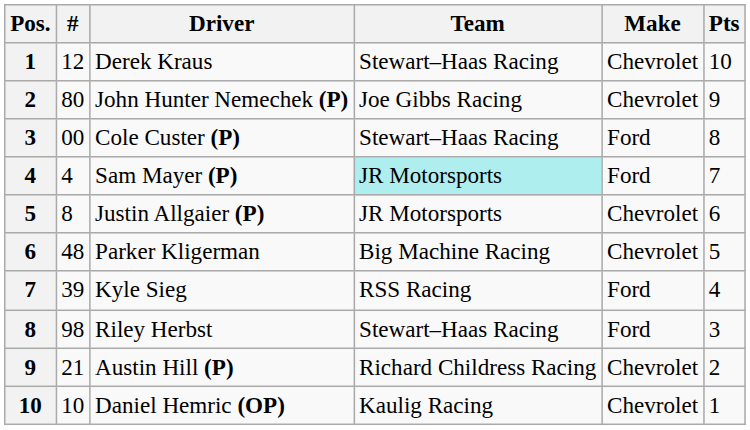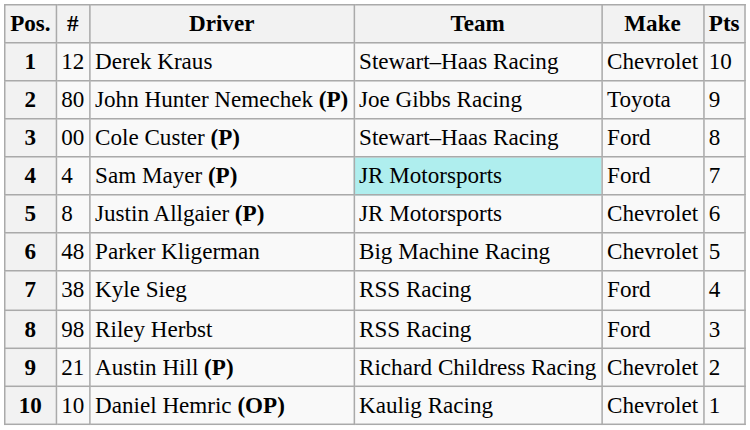(653, 99) Chevrolet -> (639, 99) Toyota
(73, 290) 39 -> (73, 290) 38
(459, 328) Stewart–Haas Racing -> (415, 328) RSS Racing
